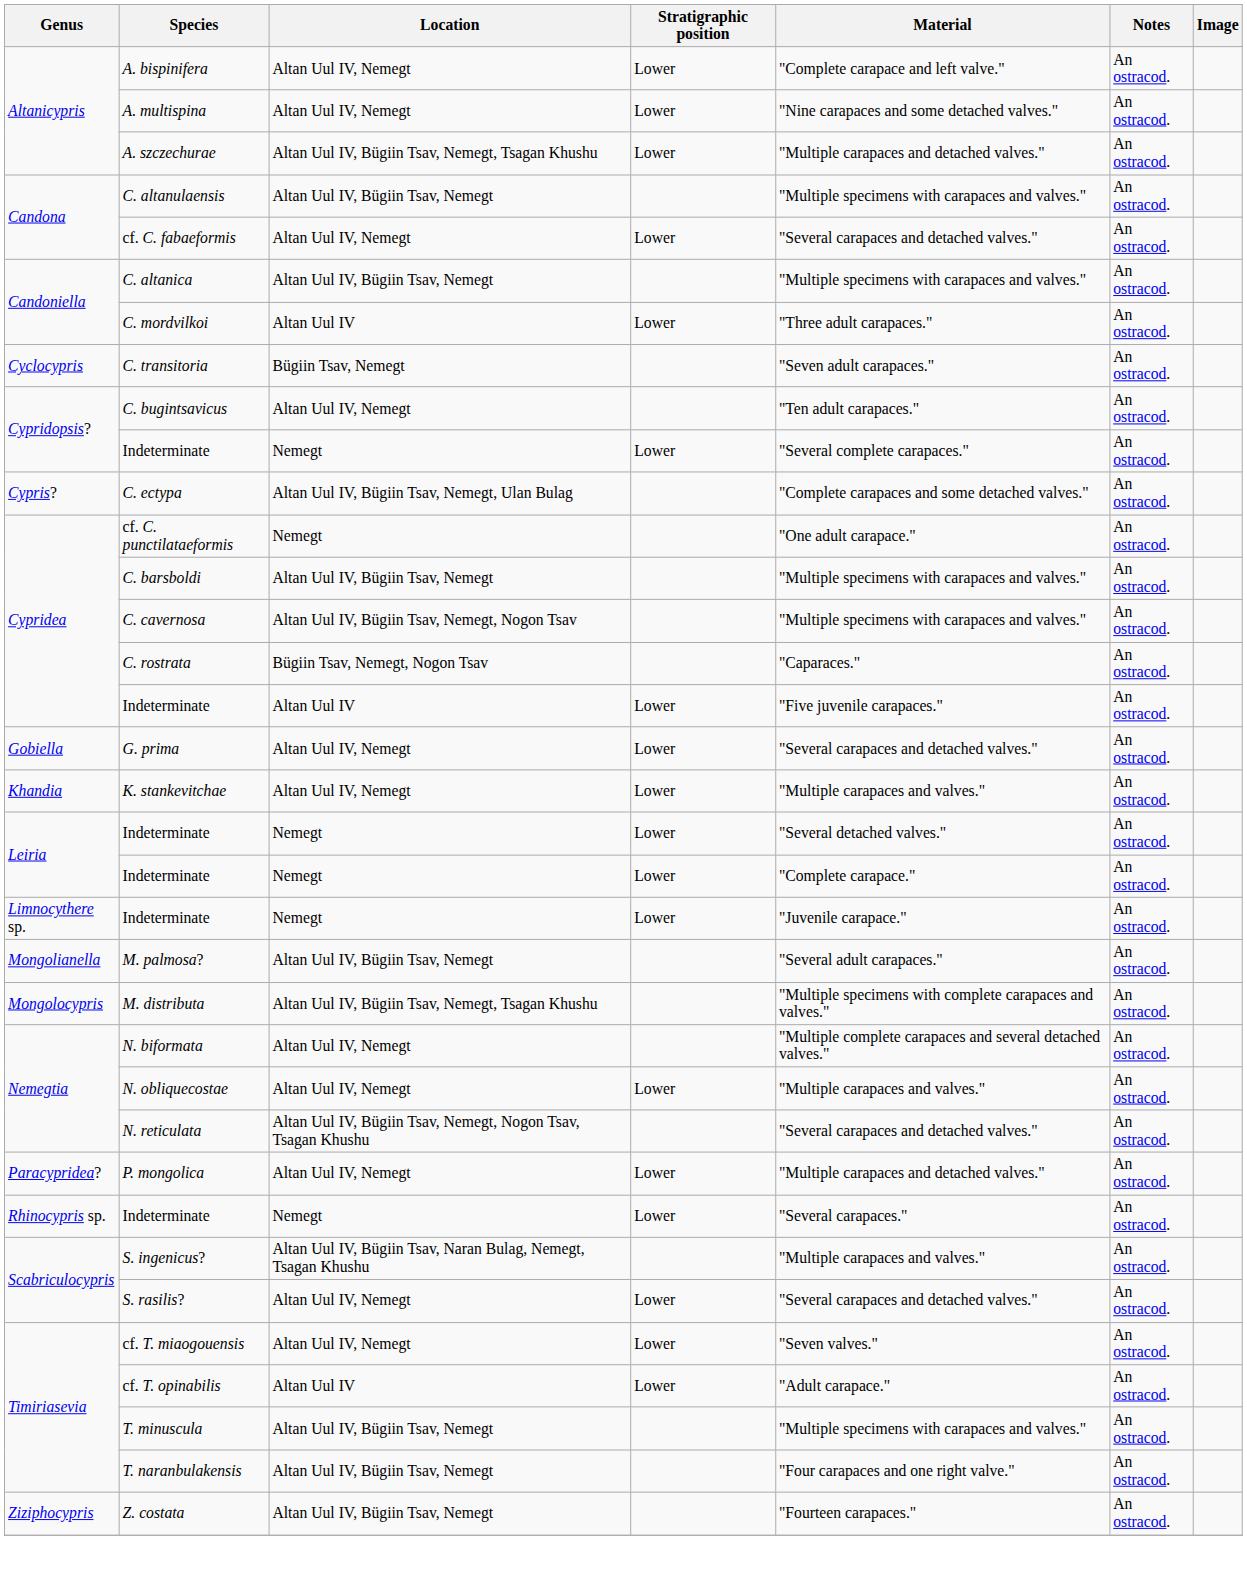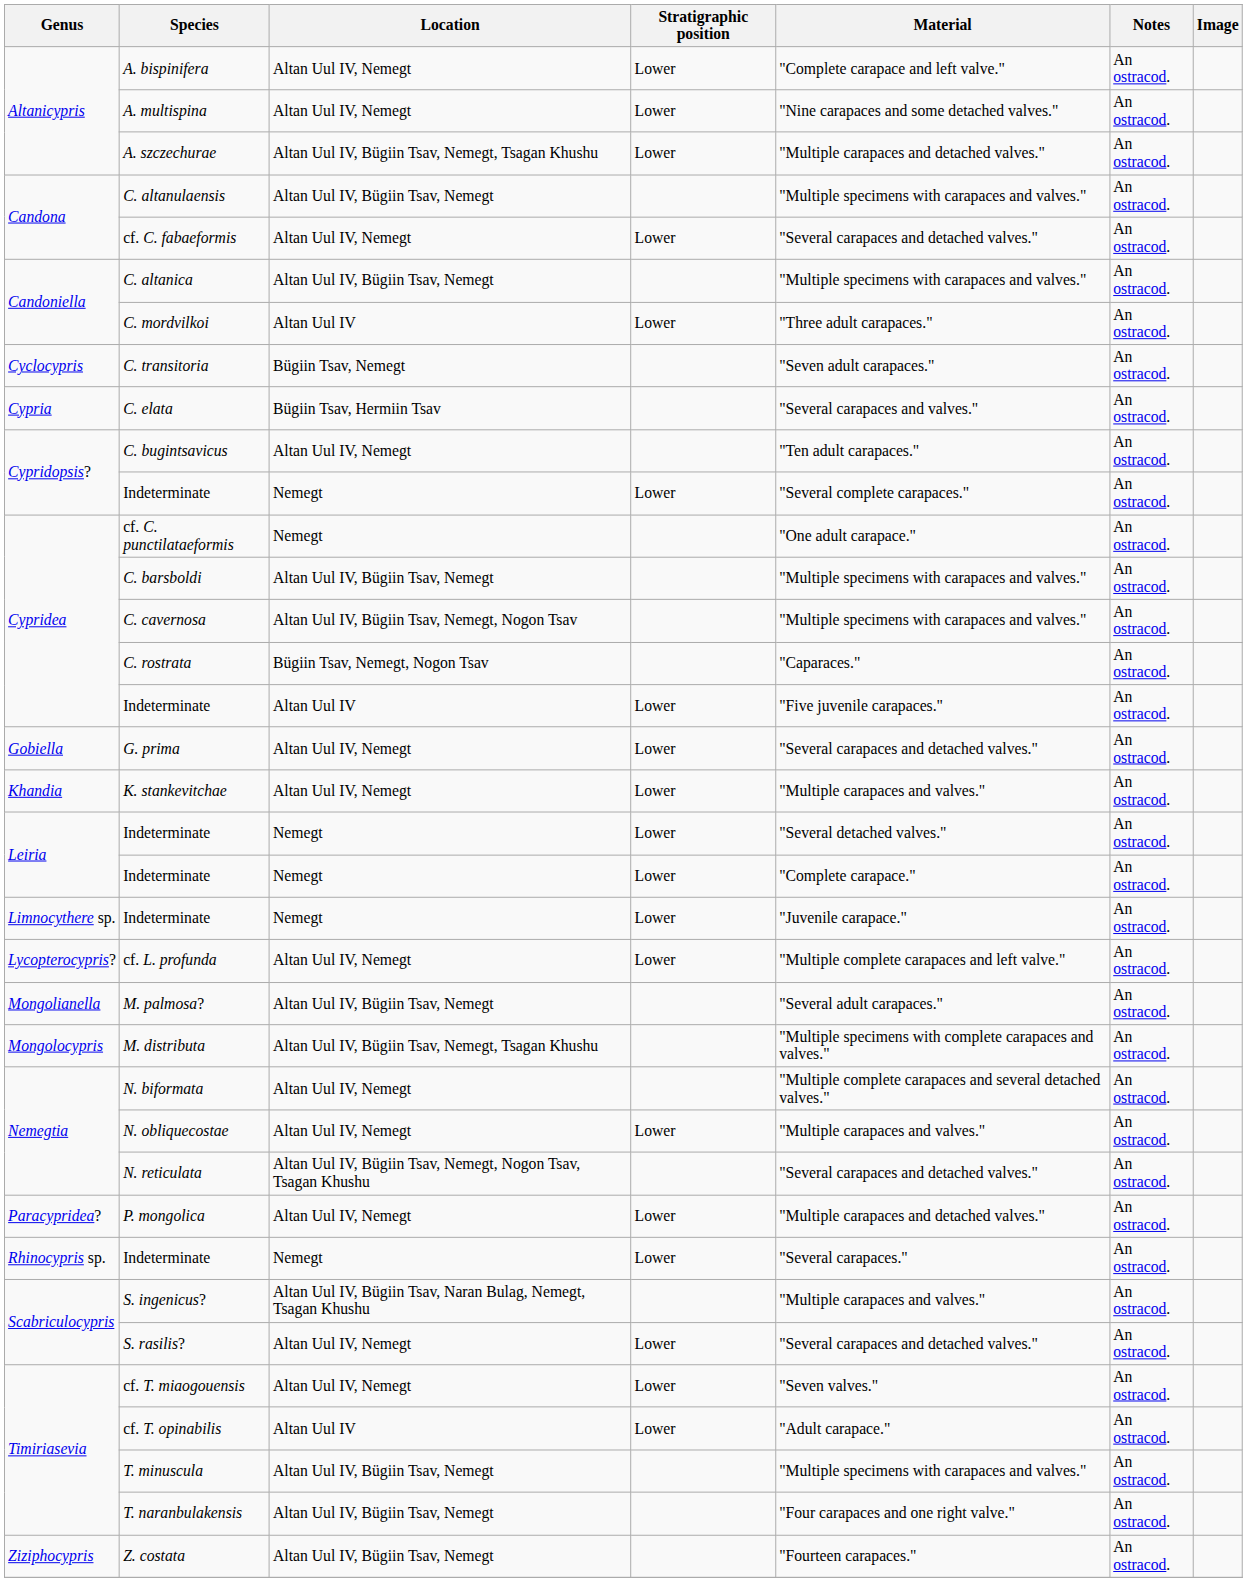+ row: (30, 408)
- row: (32, 493)
+ row: (62, 960)
